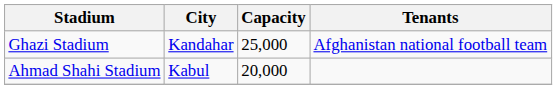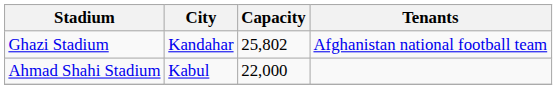(264, 44) 25,000 -> (264, 44) 25,802
(264, 71) 20,000 -> (264, 71) 22,000
